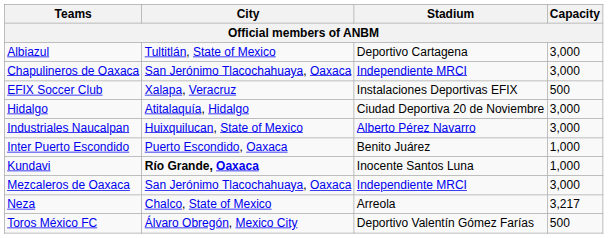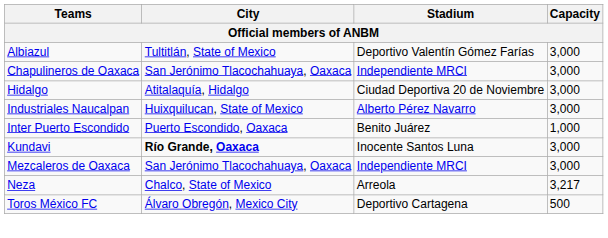(412, 52) Deportivo Cartagena -> (445, 52) Deportivo Valentín Gómez Farías
- row: (55, 90)
(565, 166) 1,000 -> (565, 147) 3,000
(445, 223) Deportivo Valentín Gómez Farías -> (412, 204) Deportivo Cartagena
